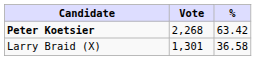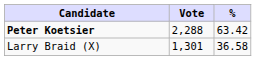(187, 30) 2,268 -> (187, 30) 2,288
